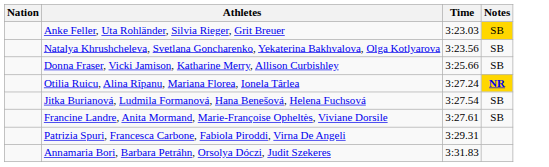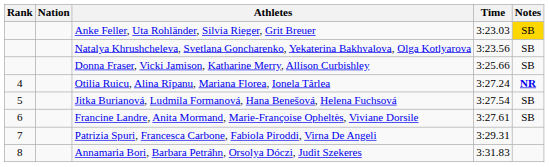+ column: (20, 13)
(497, 83) gold background -> (528, 83) no background
